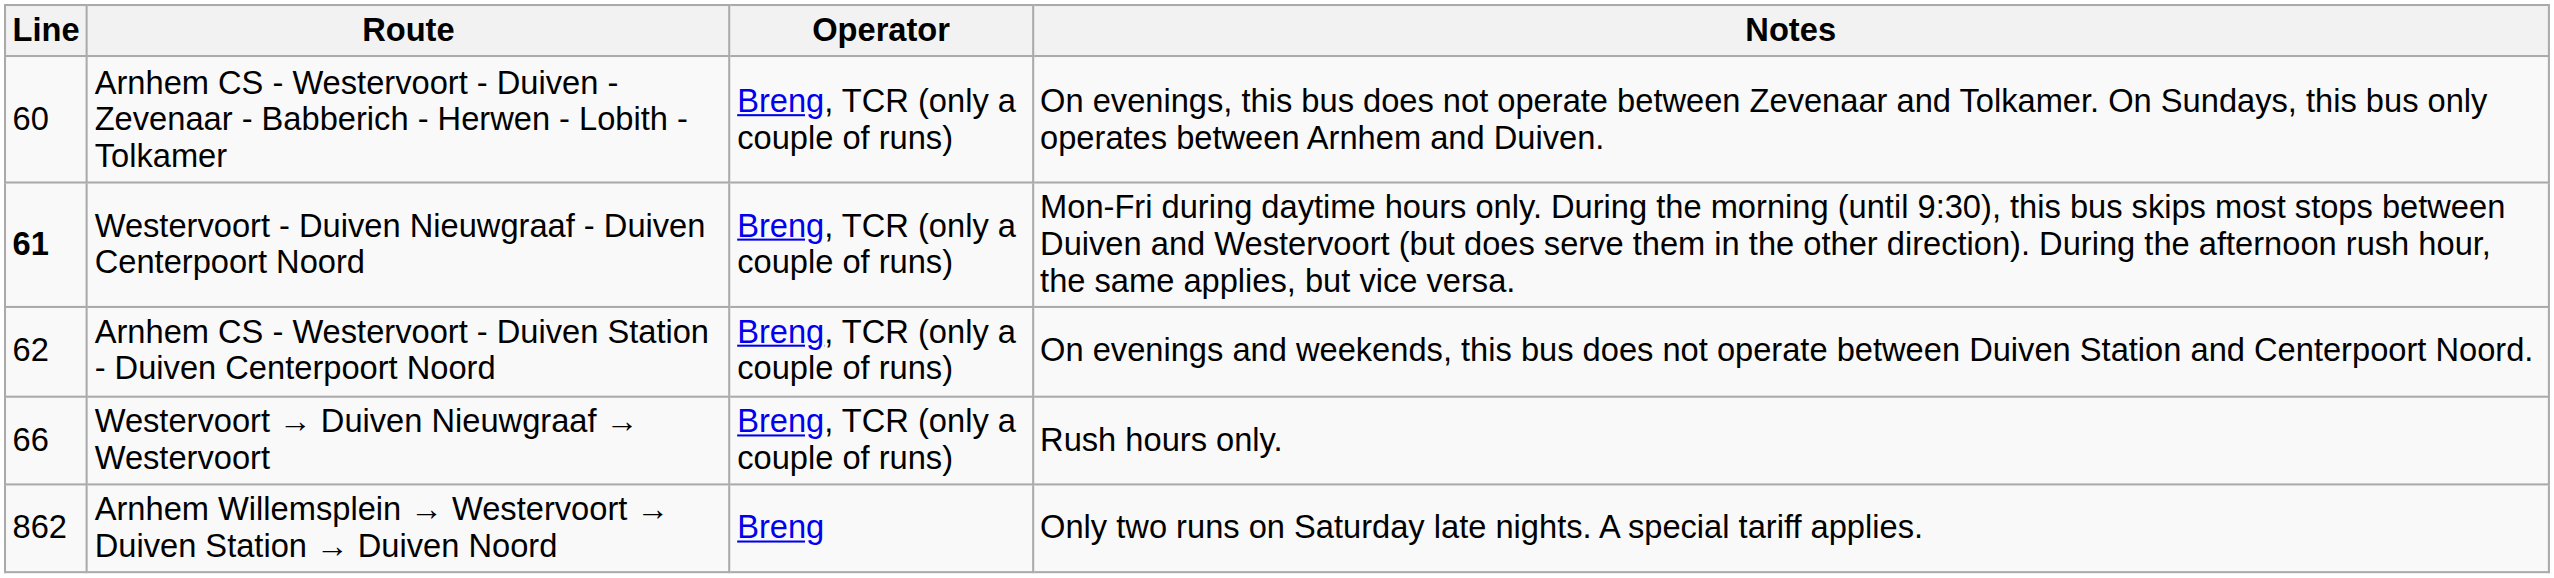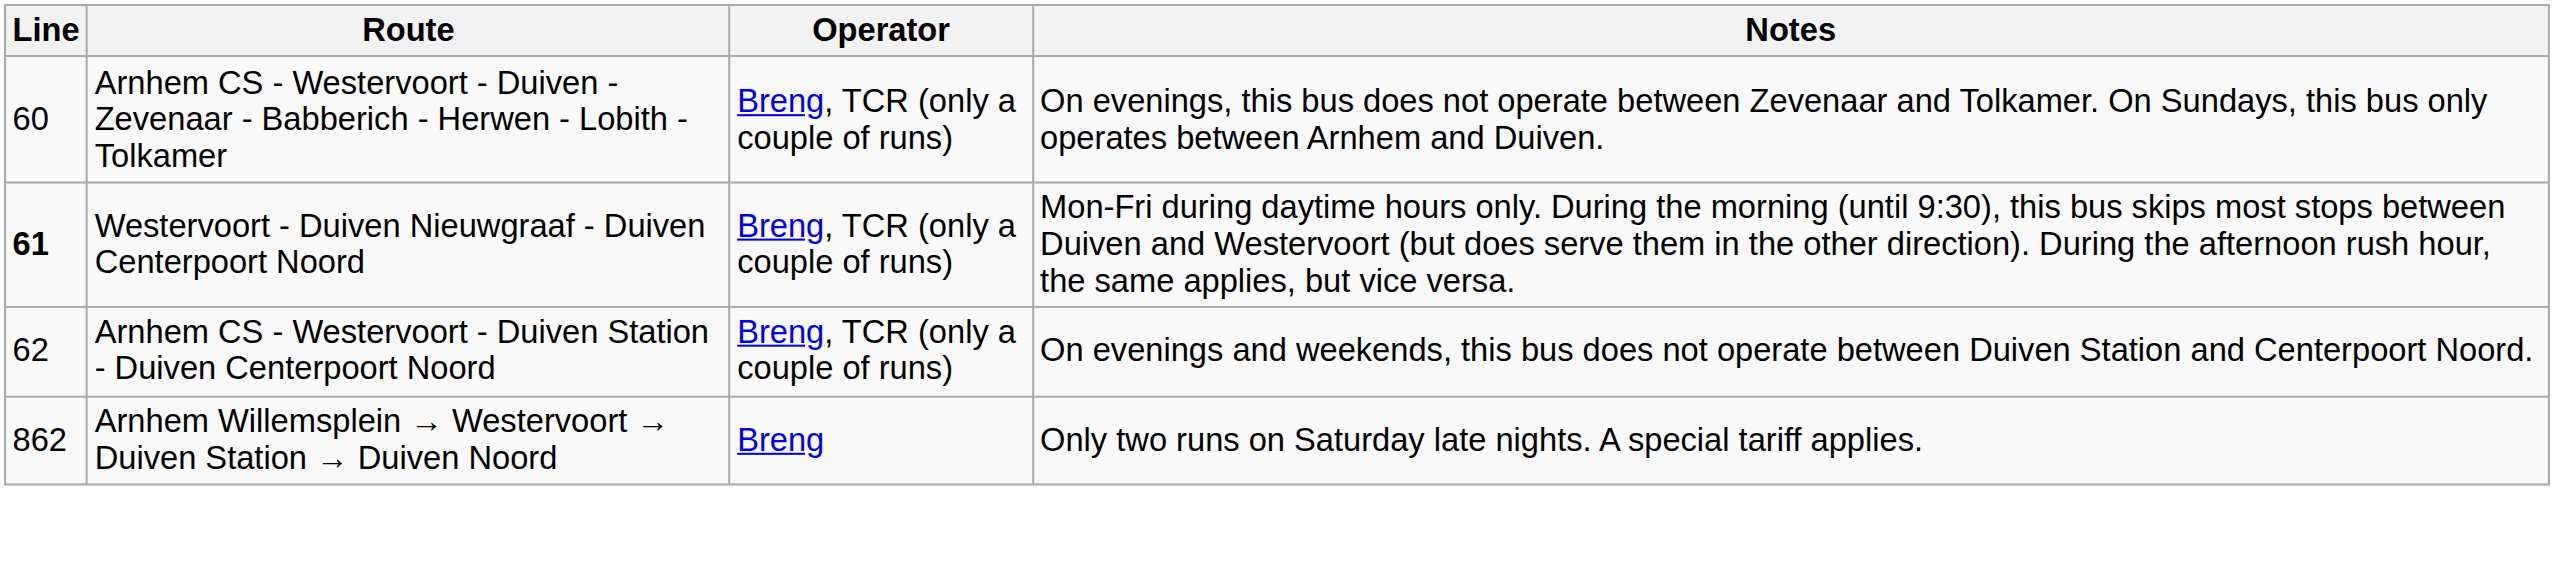- row: (366, 439)
